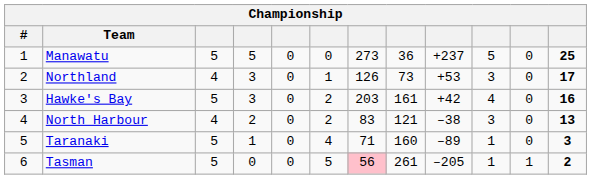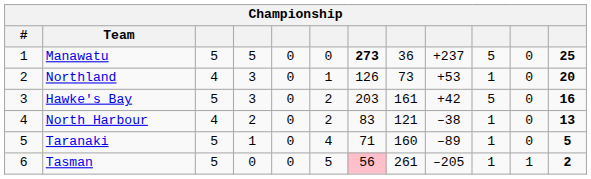(367, 58) normal -> (367, 58) bold
(491, 79) 3 -> (491, 79) 1
(567, 79) 17 -> (567, 79) 20
(491, 100) 4 -> (491, 100) 5
(491, 121) 3 -> (491, 121) 1
(567, 142) 3 -> (567, 142) 5
